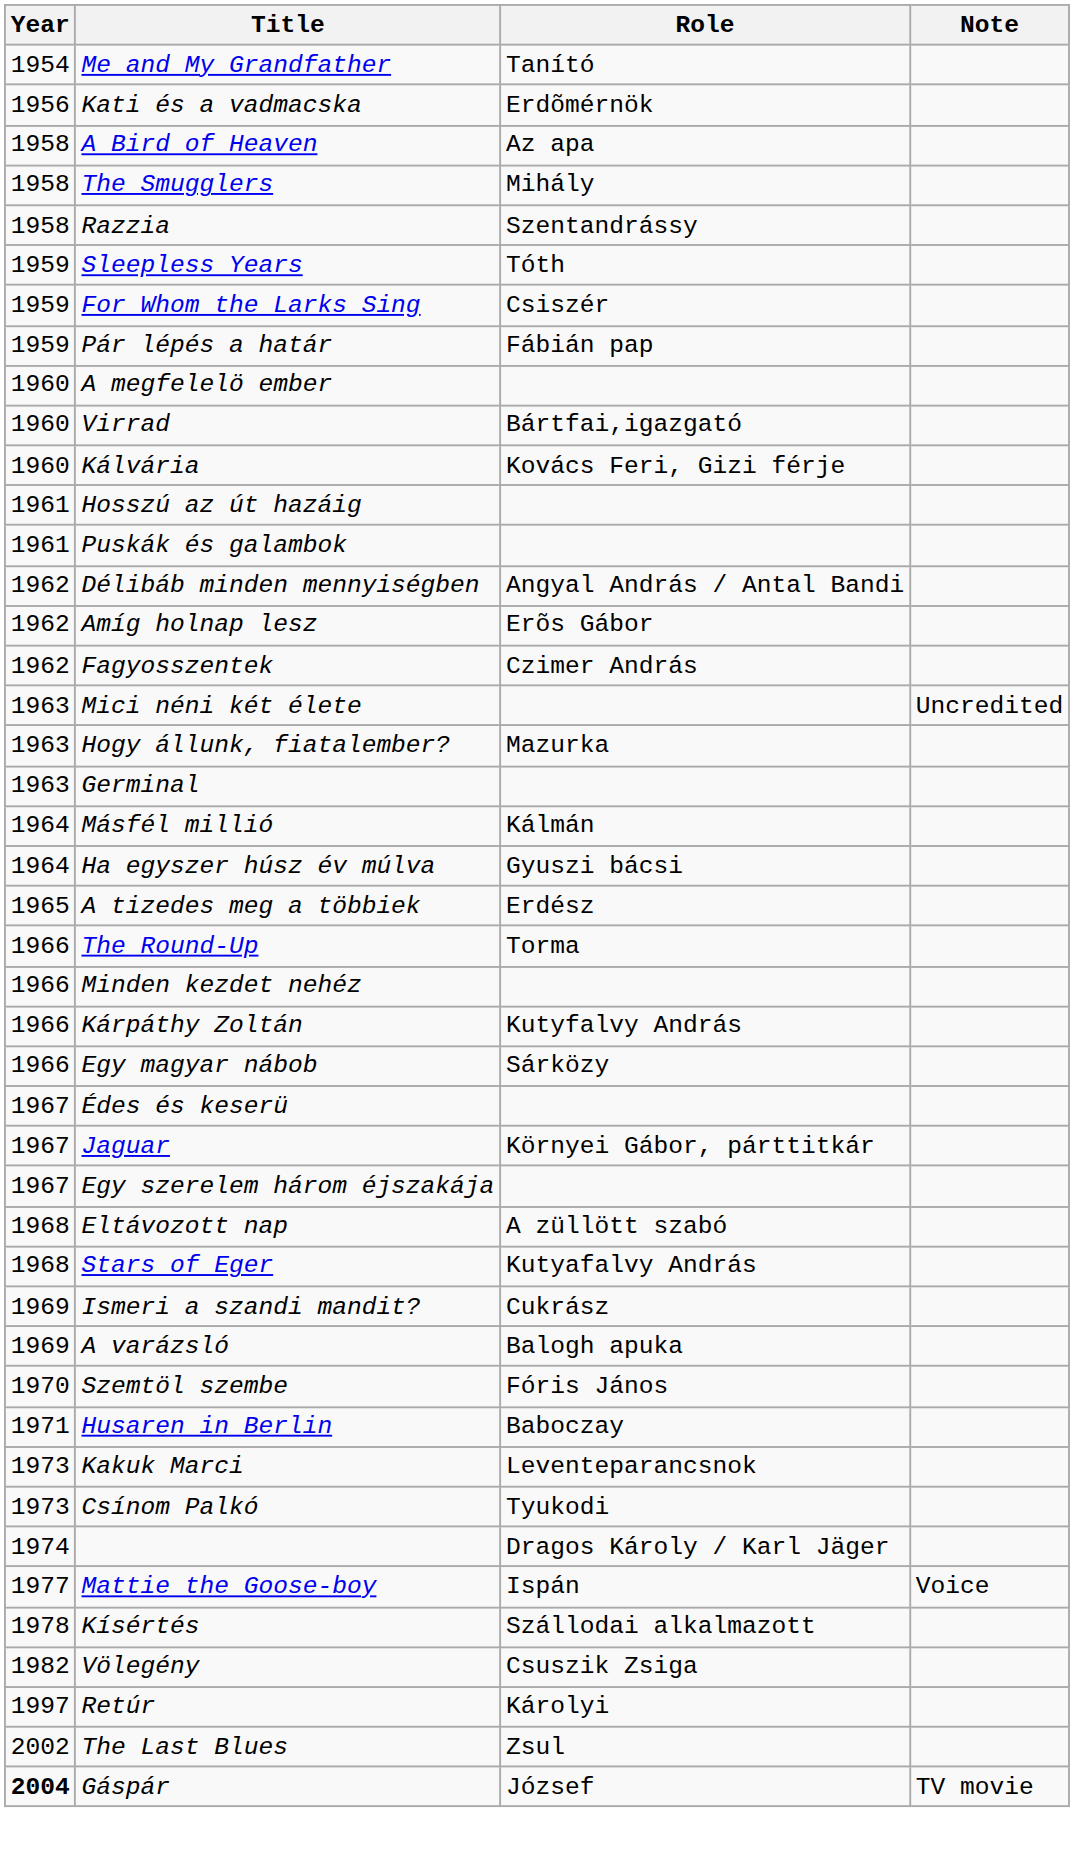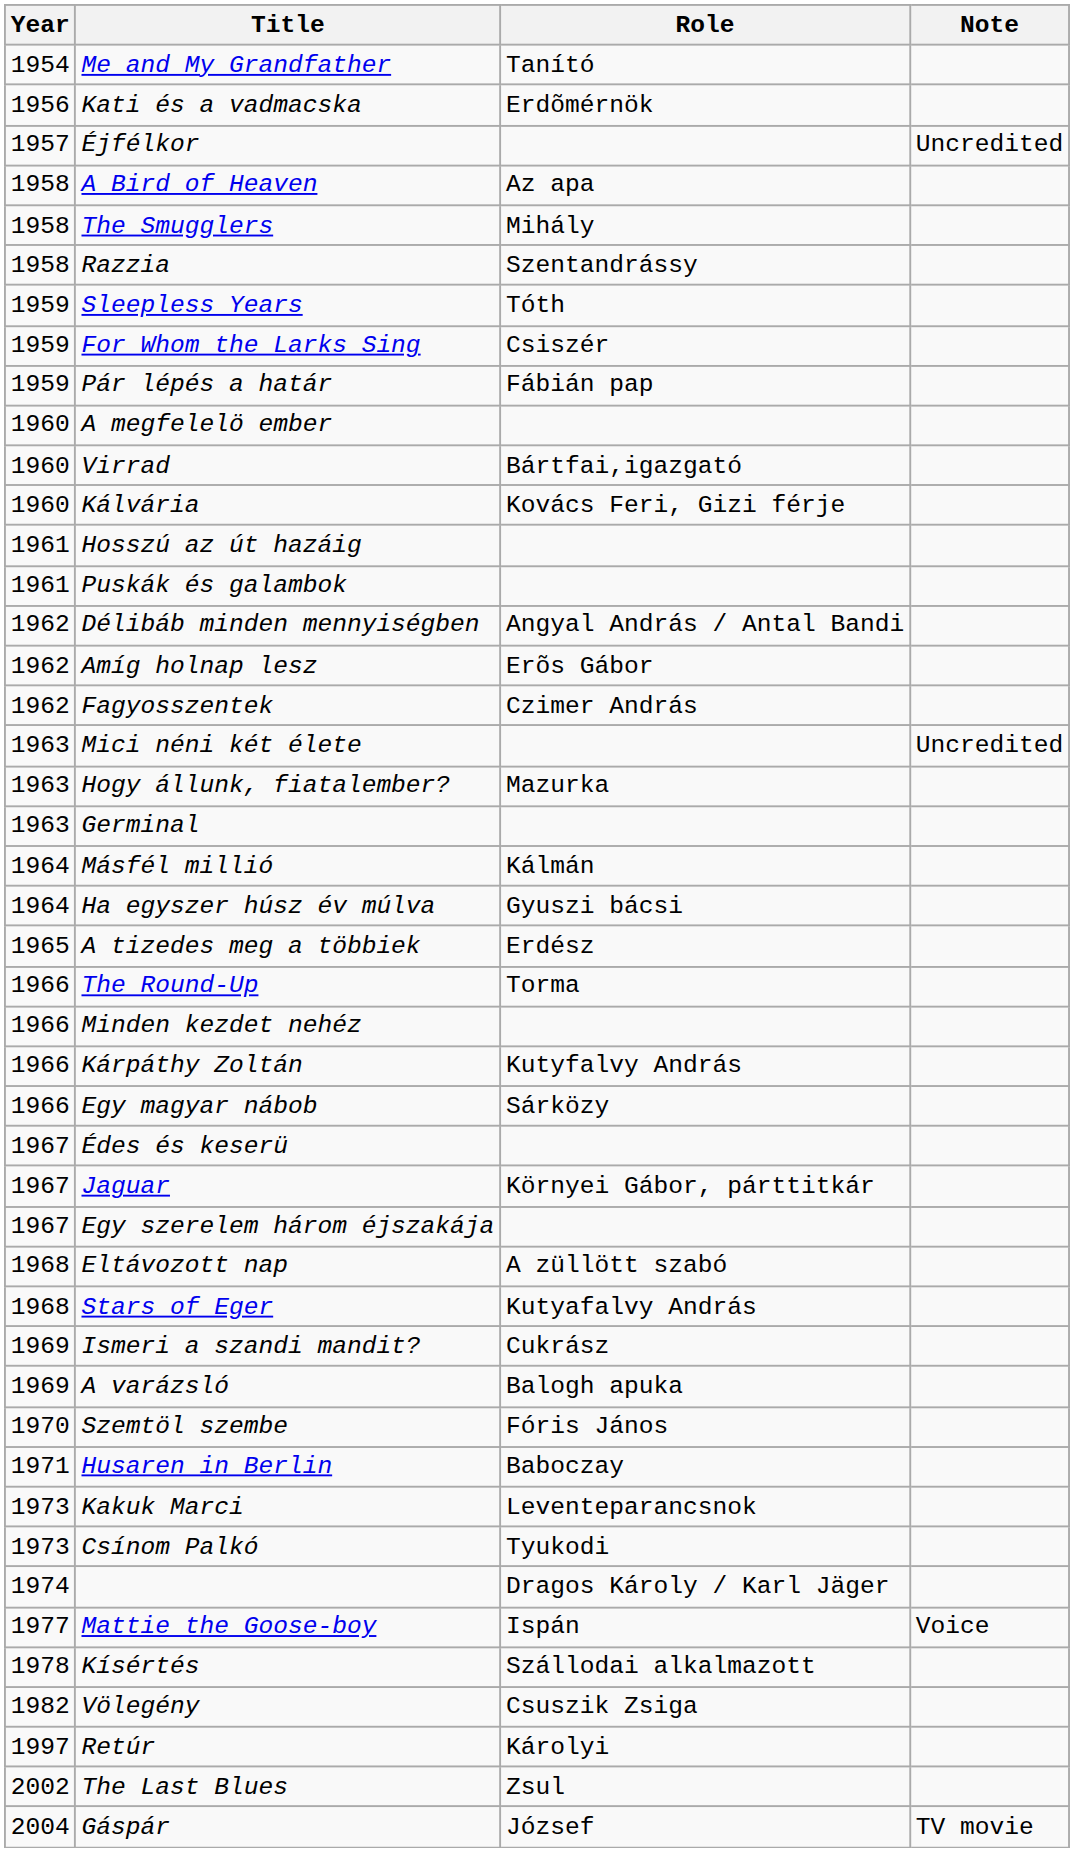+ row: (140, 145)
(40, 1787) bold -> (40, 1827) normal
